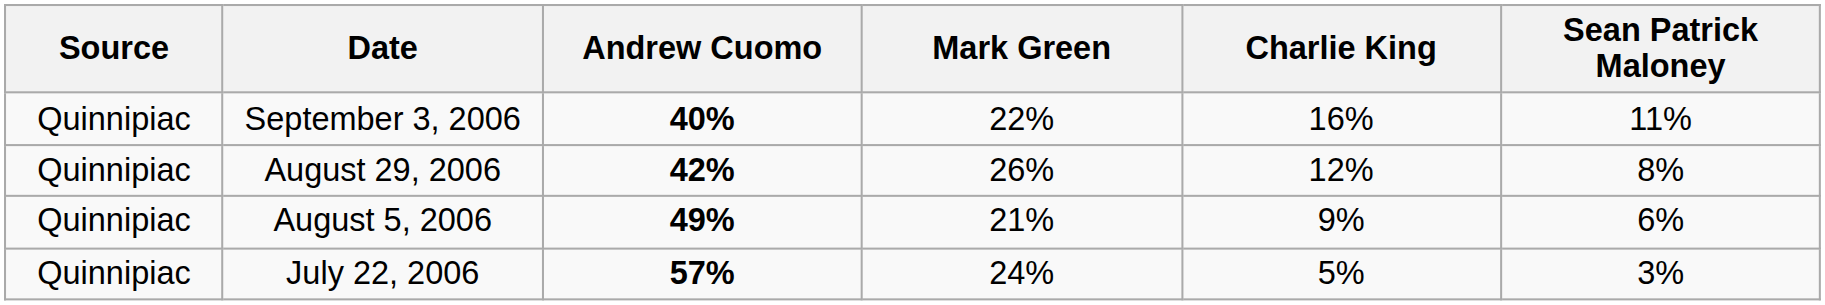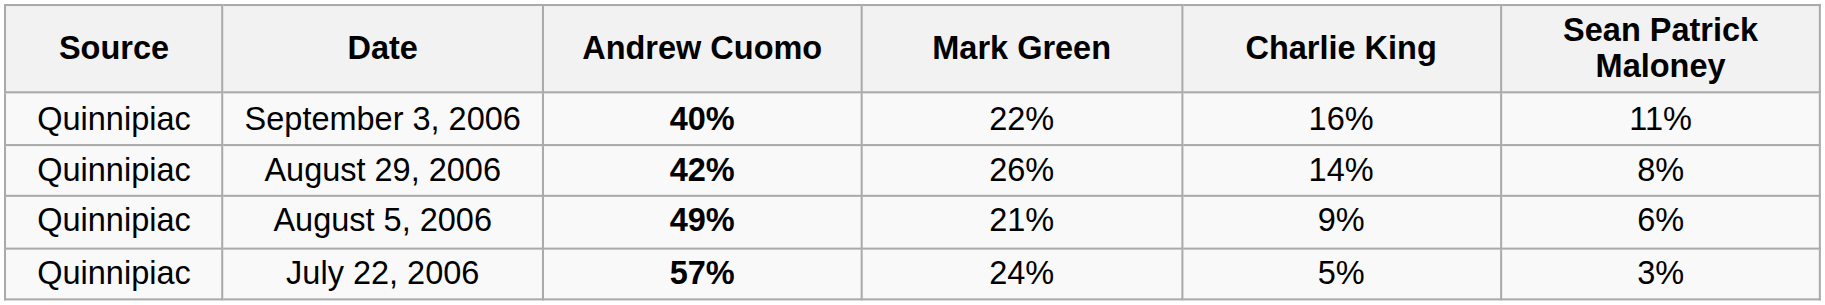(1341, 169) 12% -> (1341, 169) 14%
